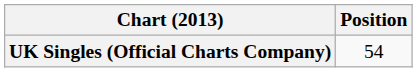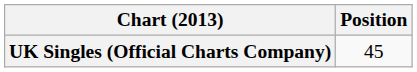(374, 50) 54 -> (374, 50) 45
